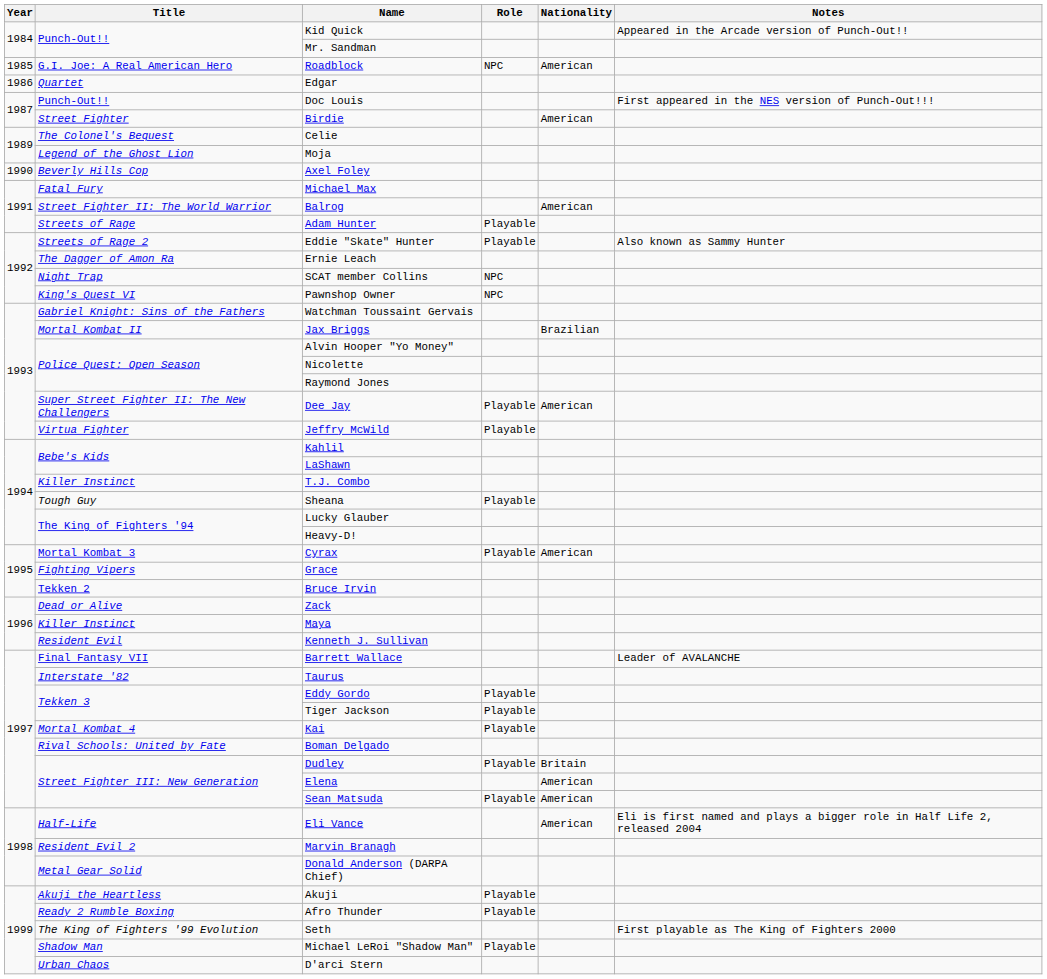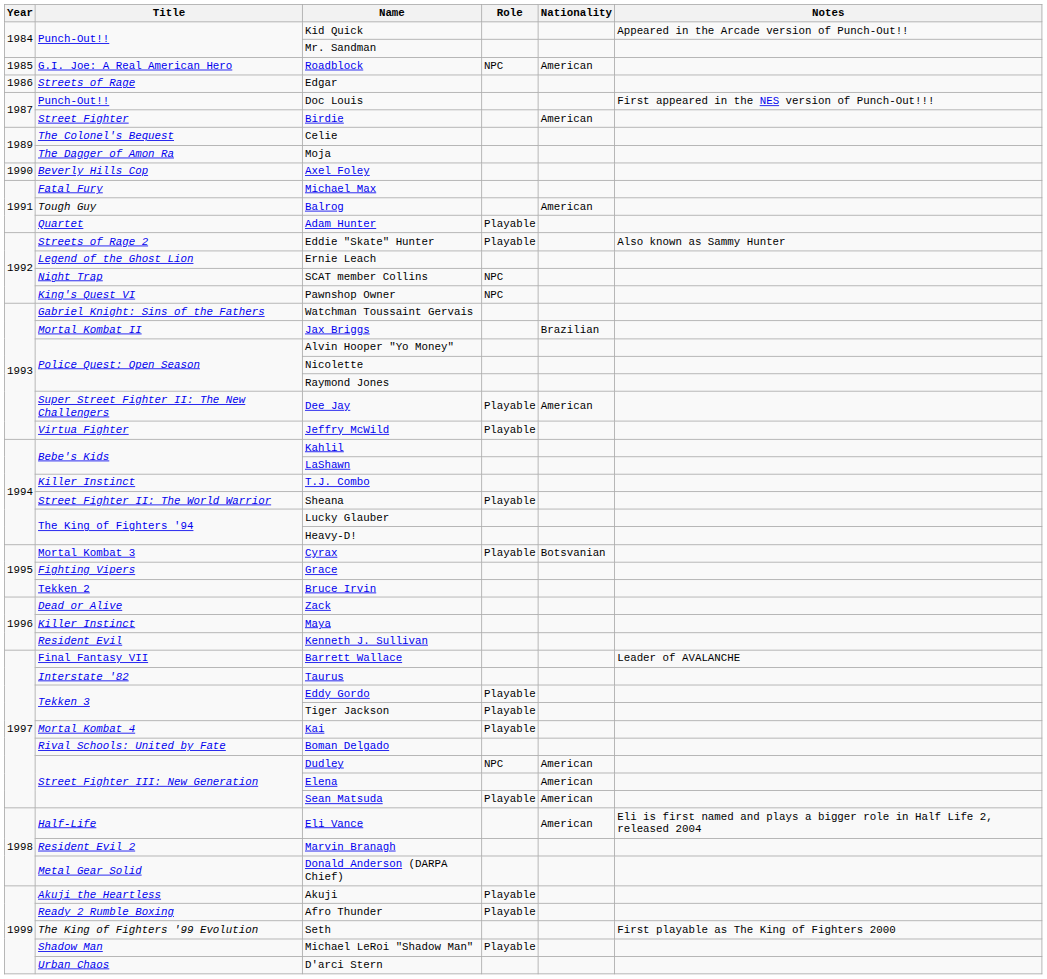(61, 84) Quartet -> (87, 84) Streets of Rage
(116, 154) Legend of the Ghost Lion -> (106, 154) The Dagger of Amon Ra
(155, 207) Street Fighter II: The World Warrior -> (67, 207) Tough Guy
(87, 224) Streets of Rage -> (61, 224) Quartet
(106, 259) The Dagger of Amon Ra -> (116, 259) Legend of the Ghost Lion
(67, 500) Tough Guy -> (155, 500) Street Fighter II: The World Warrior
(567, 553) American -> (573, 553) Botsvanian
(510, 764) Playable -> (494, 764) NPC
(564, 764) Britain -> (567, 764) American
